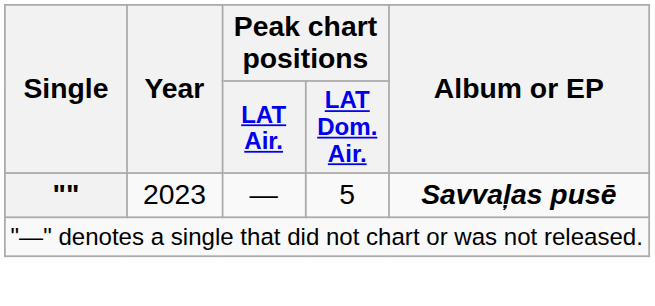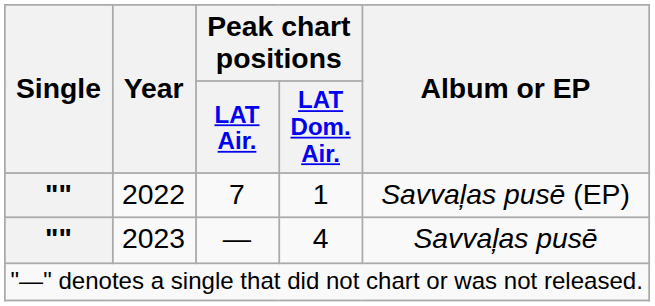+ row: (154, 194)
(347, 194) 5 -> (321, 239) 4
(519, 194) bold -> (506, 239) normal
